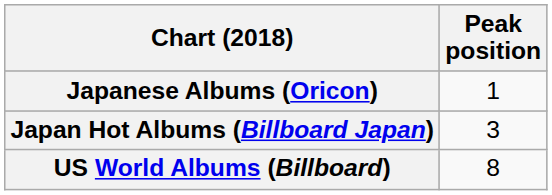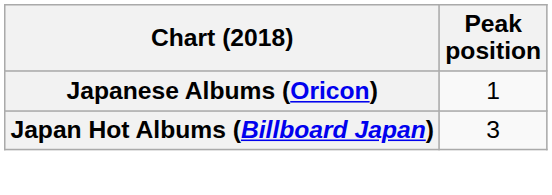- row: (222, 168)
